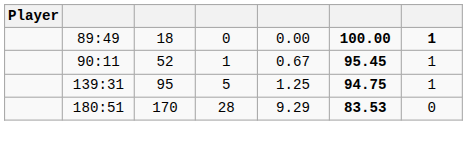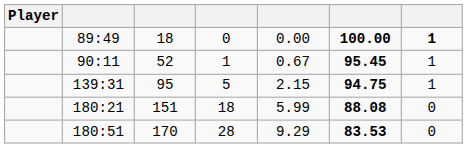(293, 85) 1.25 -> (293, 85) 2.15
+ row: (98, 108)
